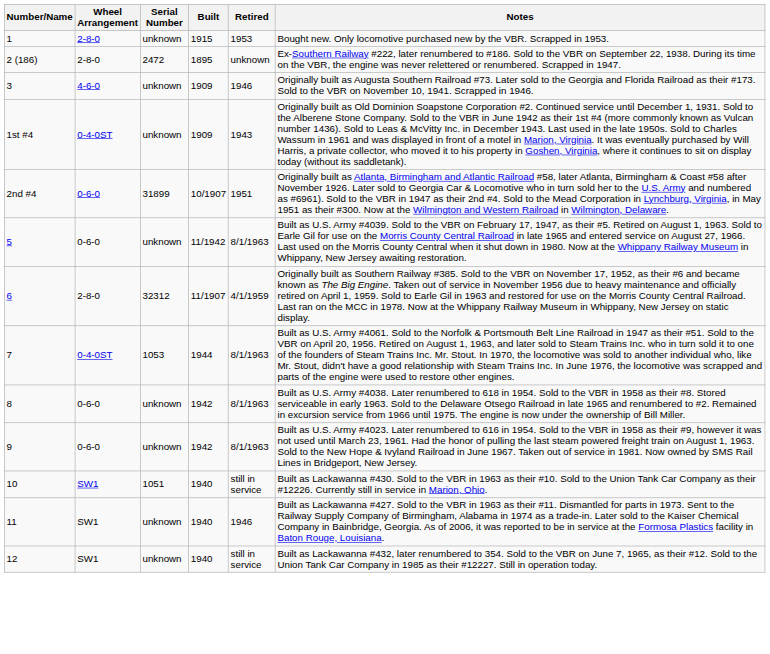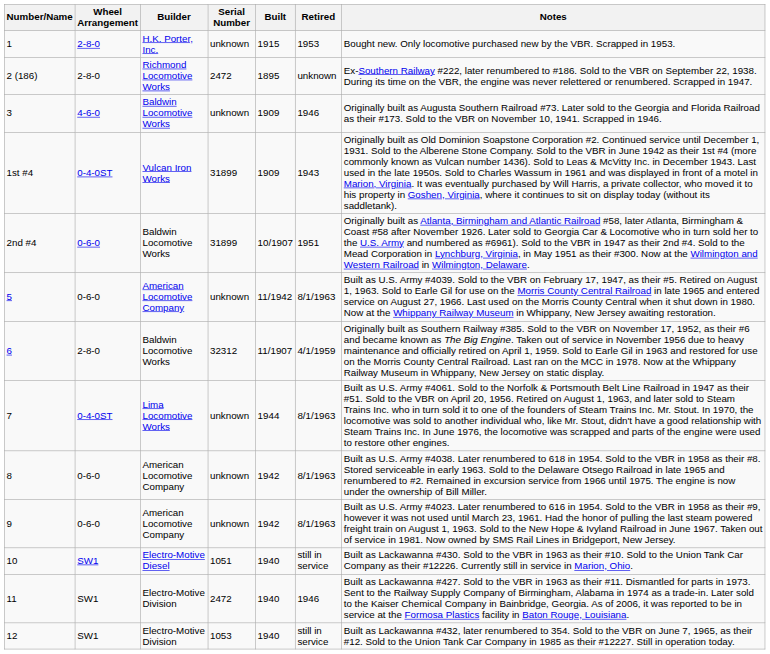+ column: (174, 17)
(162, 134) unknown -> (224, 172) 31899
(153, 355) 1053 -> (230, 416) unknown
(162, 521) unknown -> (221, 598) 2472
(162, 559) unknown -> (221, 636) 1053
